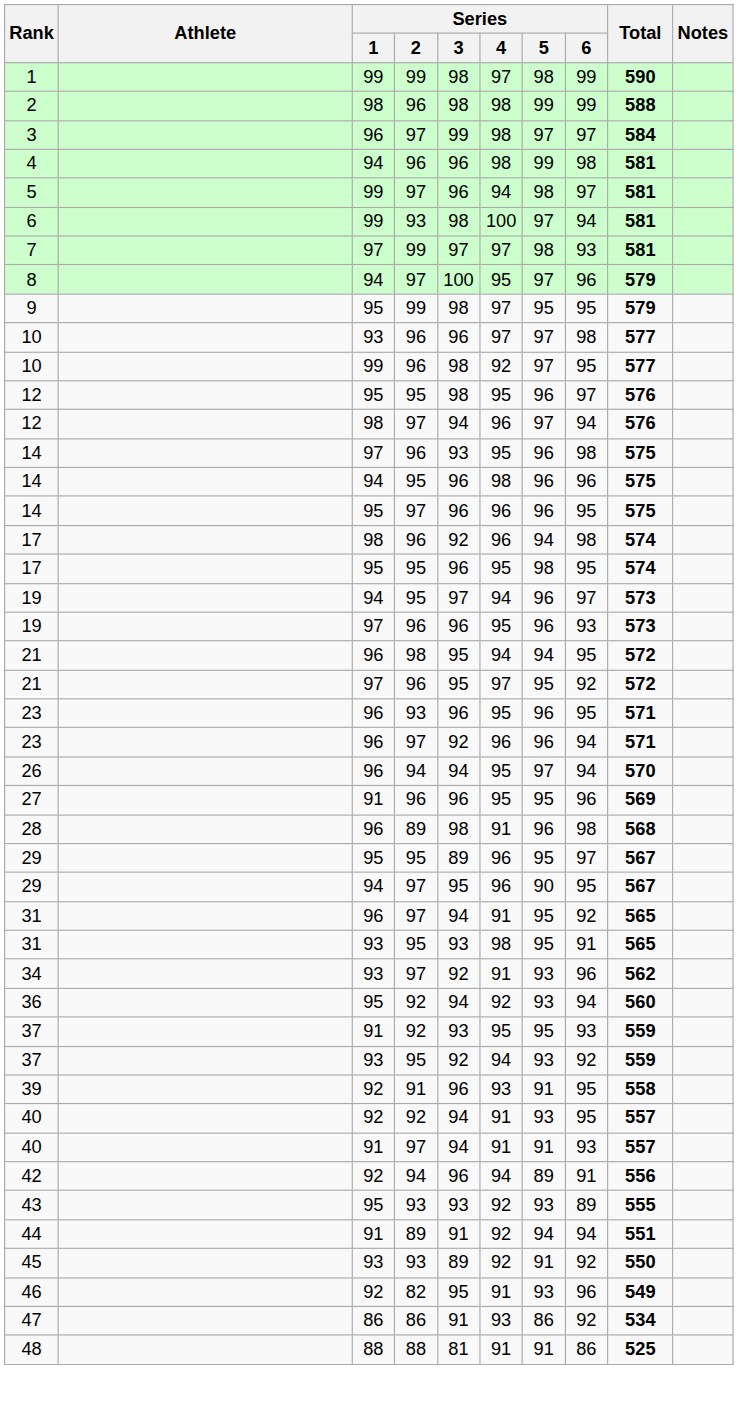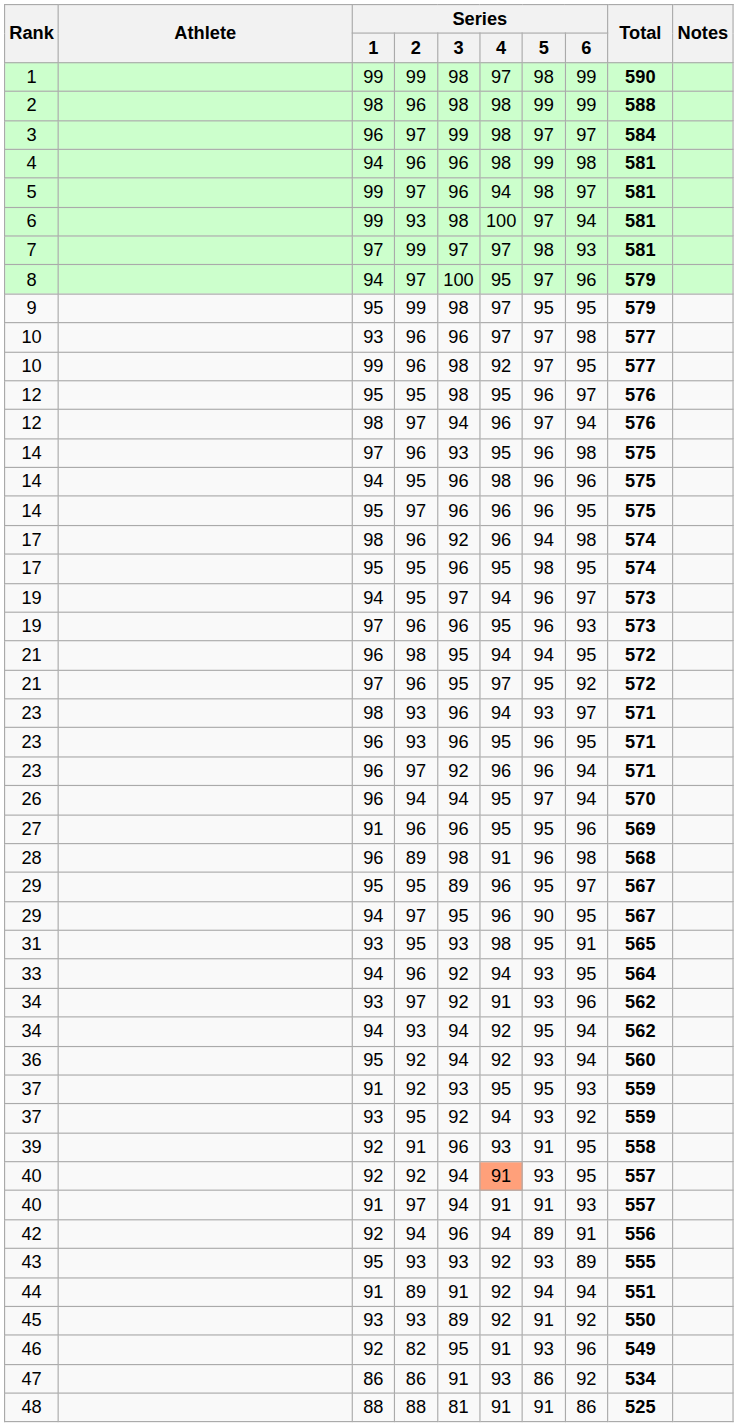+ row: (32, 713)
- row: (32, 915)
+ row: (32, 973)
+ row: (32, 1031)
(501, 1118) no background -> (501, 1176) lightsalmon background
